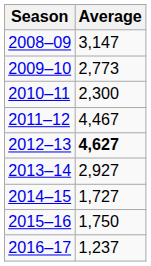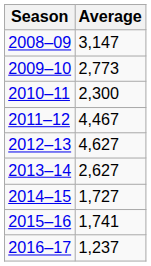(99, 145) bold -> (99, 145) normal
(99, 171) 2,927 -> (99, 171) 2,627
(99, 222) 1,750 -> (99, 222) 1,741
